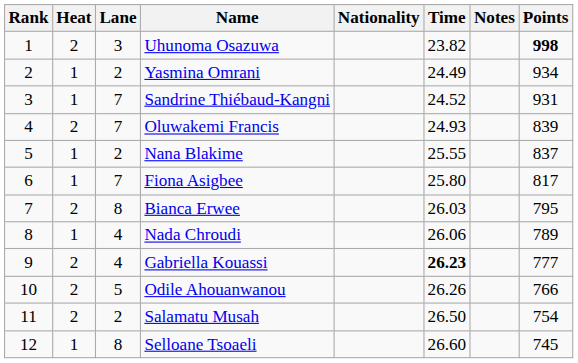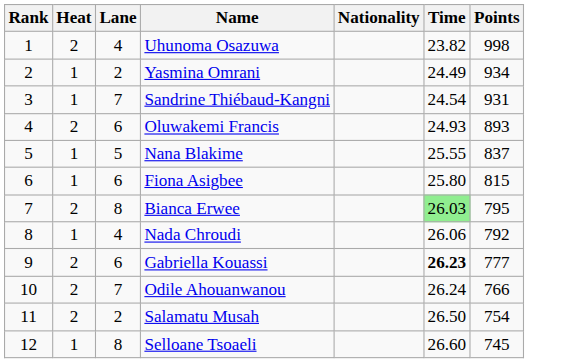- column: (494, 18)
(118, 45) 3 -> (118, 45) 4
(546, 45) bold -> (497, 45) normal
(447, 99) 24.52 -> (447, 99) 24.54
(118, 126) 7 -> (118, 126) 6
(546, 126) 839 -> (497, 126) 893
(118, 153) 2 -> (118, 153) 5
(118, 180) 7 -> (118, 180) 6
(546, 180) 817 -> (497, 180) 815
(447, 208) no background -> (447, 208) lightgreen background
(546, 235) 789 -> (497, 235) 792
(118, 262) 4 -> (118, 262) 6
(118, 289) 5 -> (118, 289) 7
(447, 289) 26.26 -> (447, 289) 26.24
